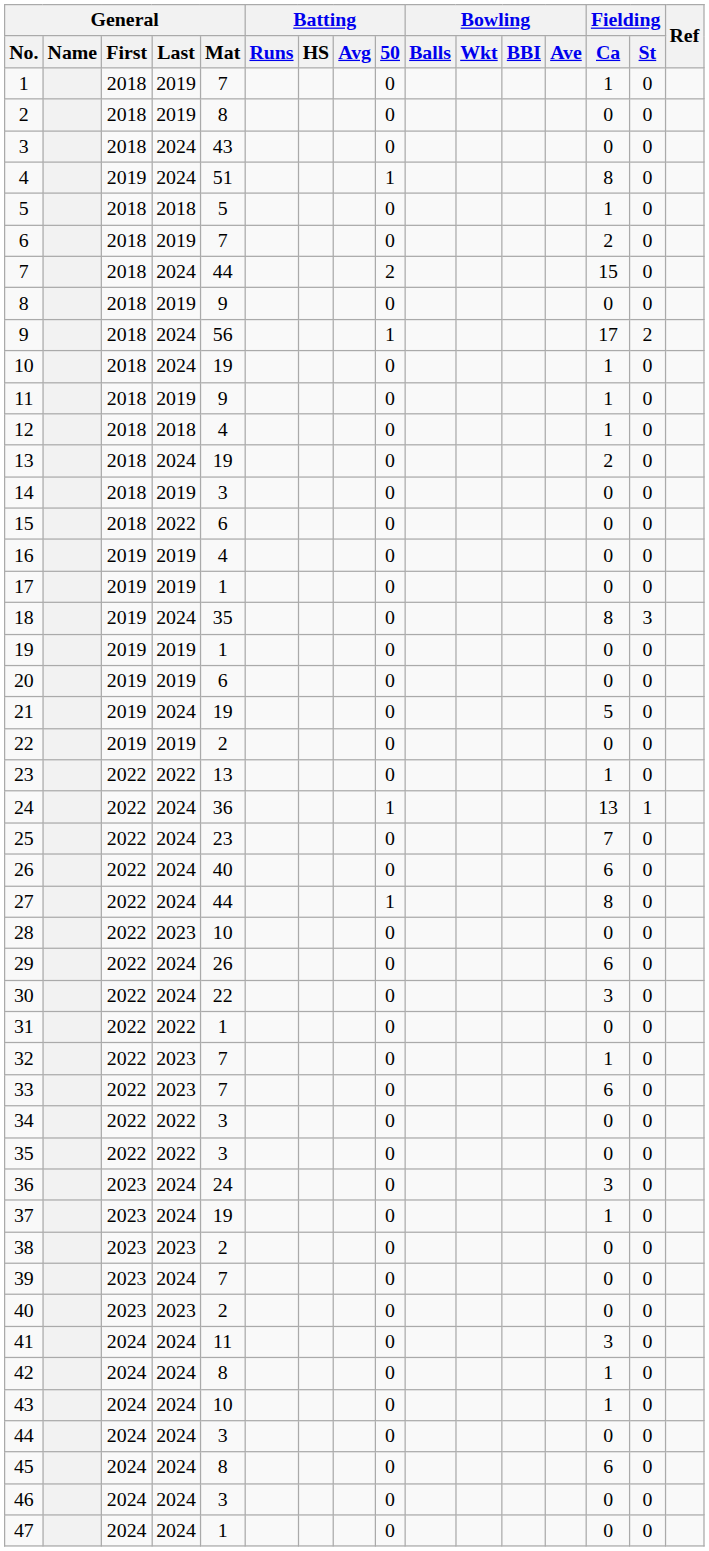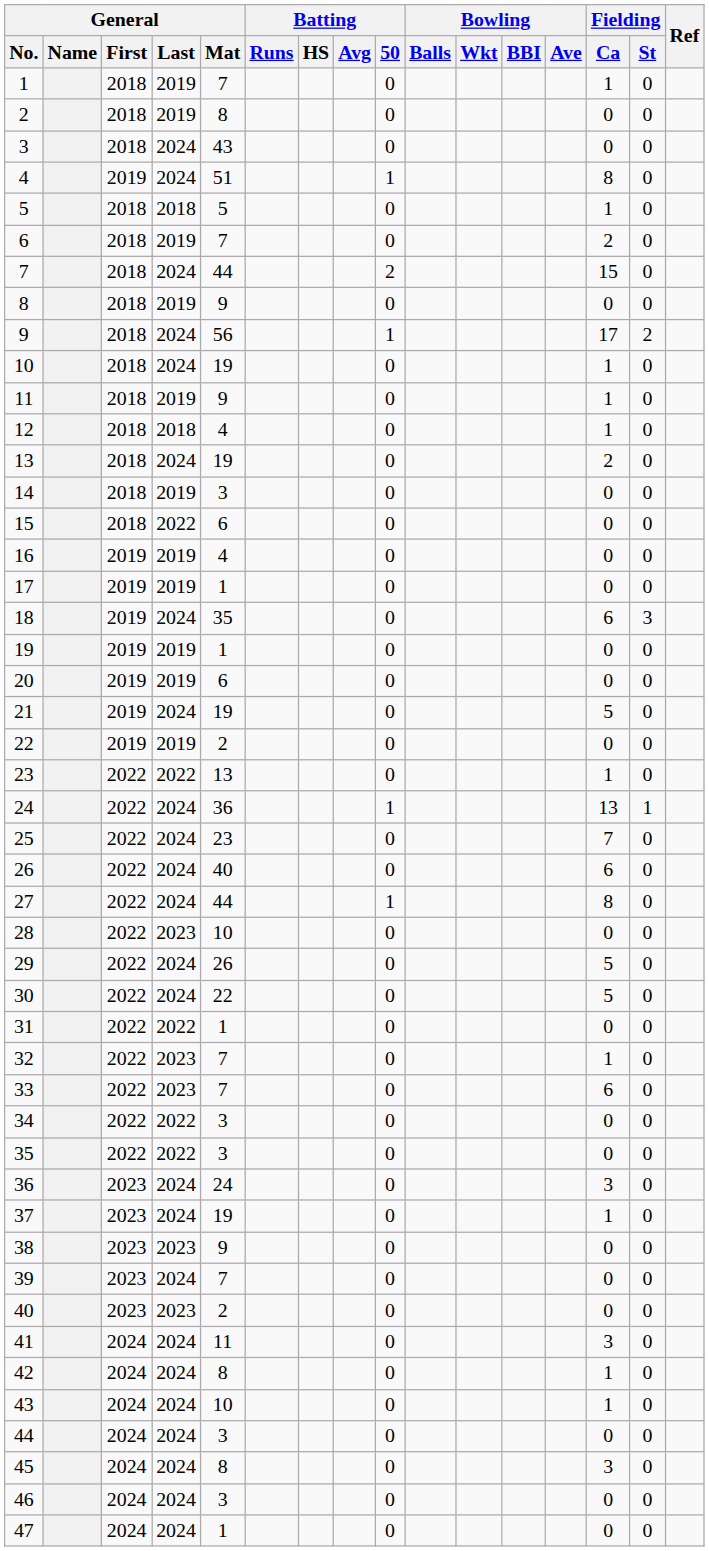(608, 618) 8 -> (608, 618) 6
(608, 964) 6 -> (608, 964) 5
(608, 995) 3 -> (608, 995) 5
(223, 1247) 2 -> (223, 1247) 9
(608, 1467) 6 -> (608, 1467) 3
